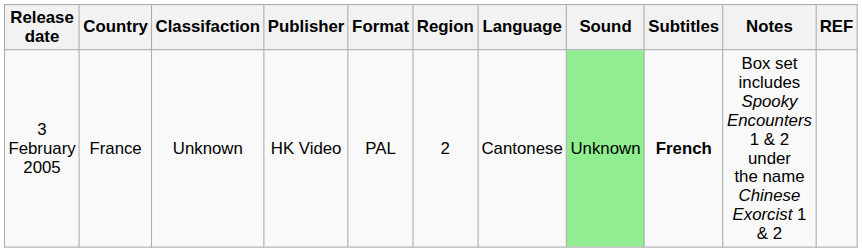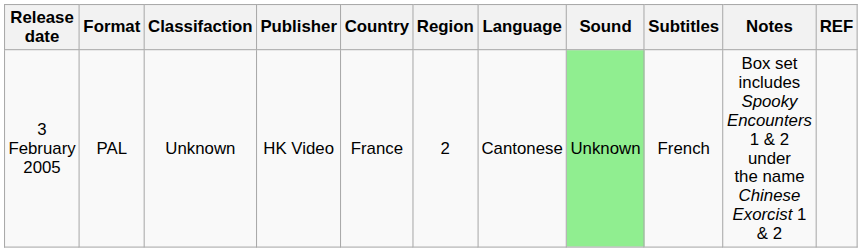columns swapped: (116, 27) <-> (381, 27)
(684, 148) bold -> (684, 148) normal
